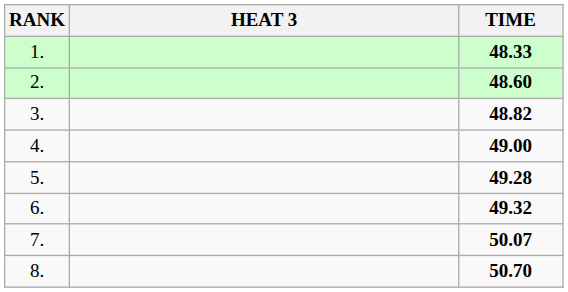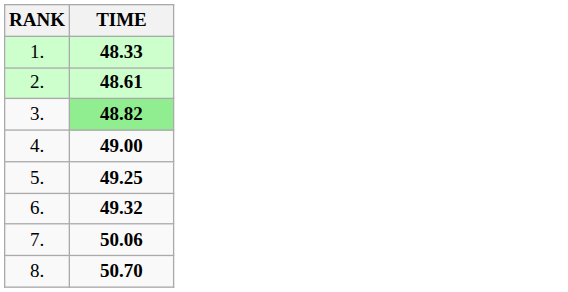- column: (264, 20)
(511, 83) 48.60 -> (121, 83) 48.61
(511, 114) no background -> (121, 114) lightgreen background
(511, 177) 49.28 -> (121, 177) 49.25
(511, 240) 50.07 -> (121, 240) 50.06
